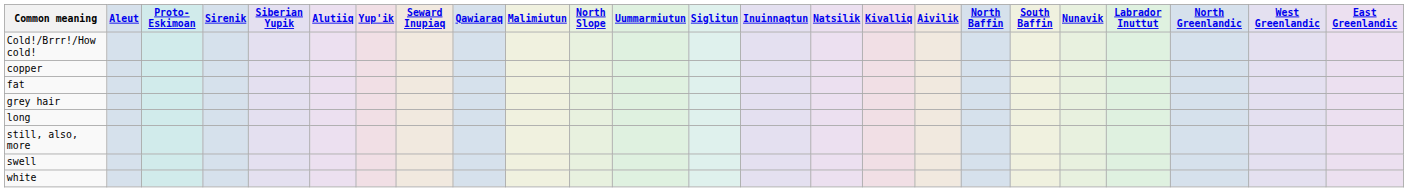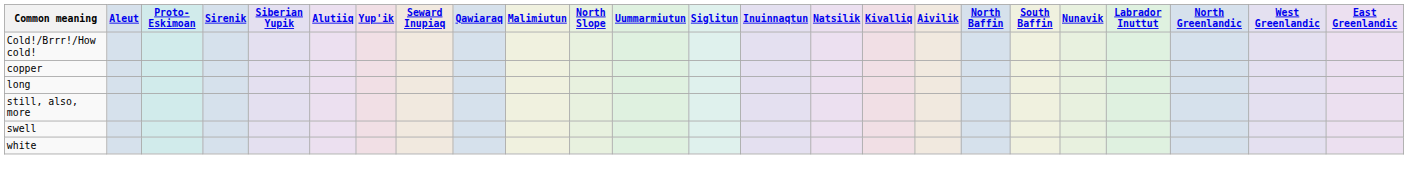- row: (16, 85)
- row: (33, 101)
